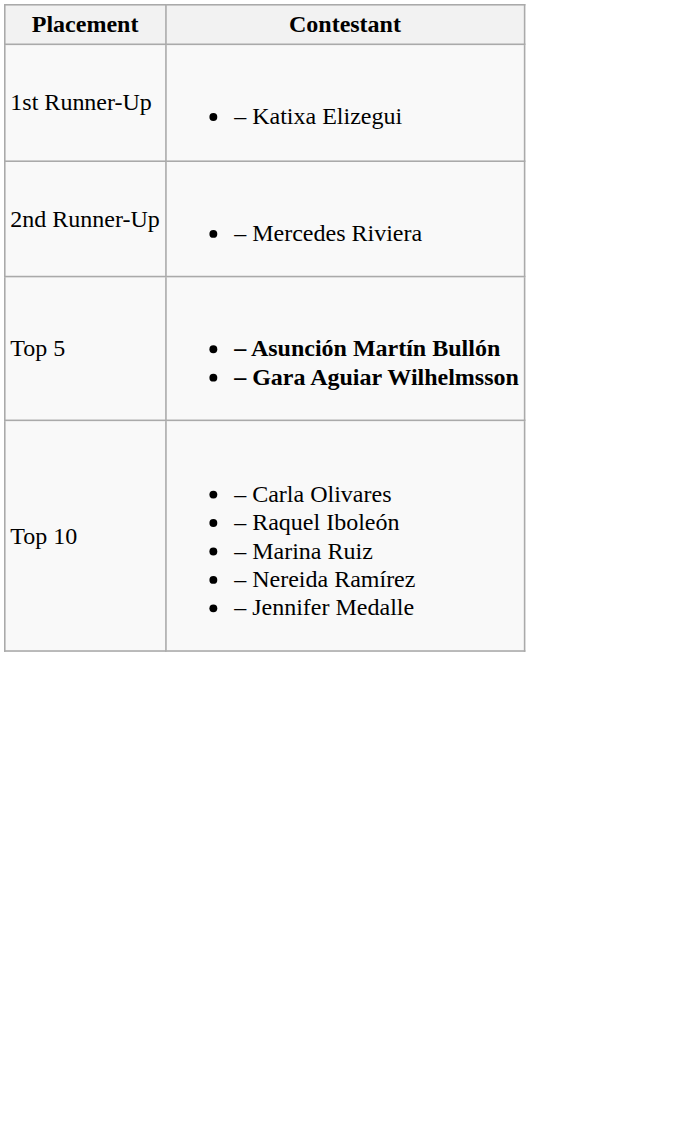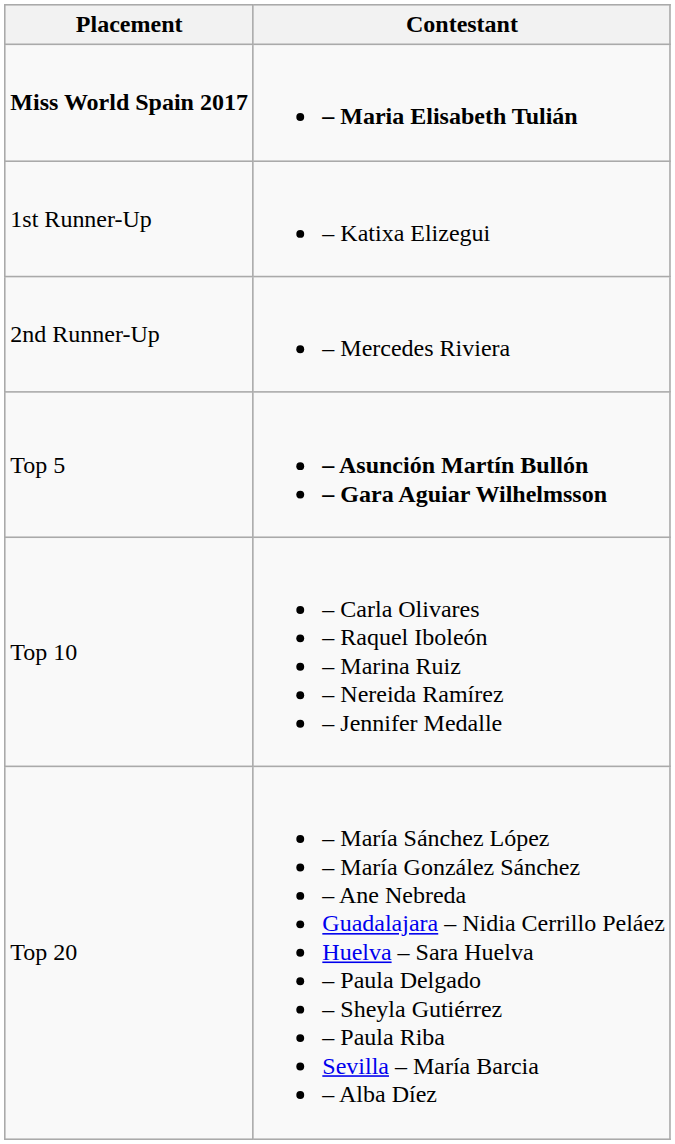+ row: (129, 102)
+ row: (44, 952)
